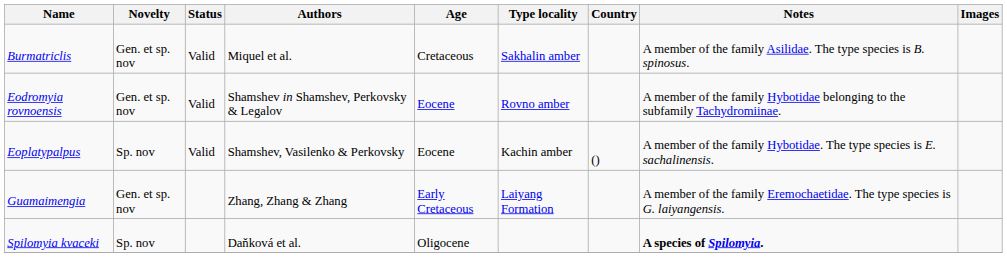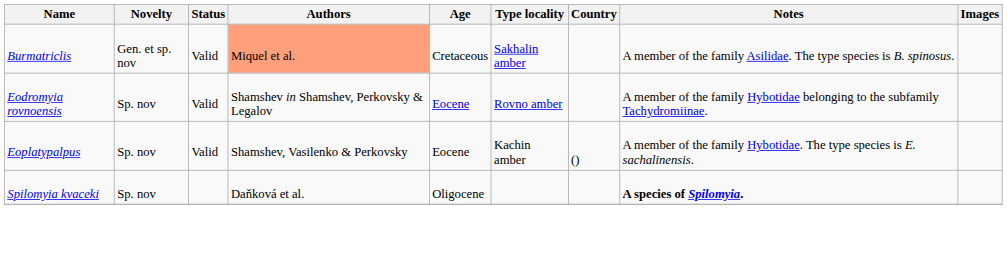(260, 55) no background -> (263, 55) lightsalmon background
(143, 104) Gen. et sp. nov -> (137, 104) Sp. nov
- row: (46, 201)
